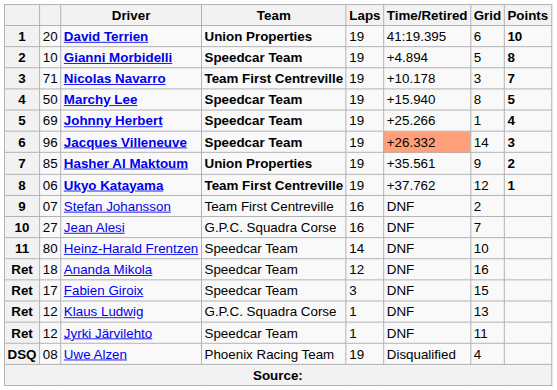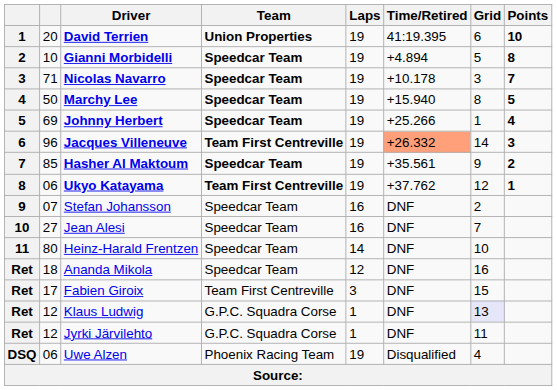(274, 79) Team First Centreville -> (253, 79) Speedcar Team
(253, 142) Speedcar Team -> (274, 142) Team First Centreville
(258, 163) Union Properties -> (253, 163) Speedcar Team
(269, 206) Team First Centreville -> (251, 206) Speedcar Team
(270, 227) G.P.C. Squadra Corse -> (251, 227) Speedcar Team
(251, 290) Speedcar Team -> (269, 290) Team First Centreville
(481, 312) no background -> (481, 312) lavender background
(251, 333) Speedcar Team -> (270, 333) G.P.C. Squadra Corse
(50, 354) 08 -> (50, 354) 06
